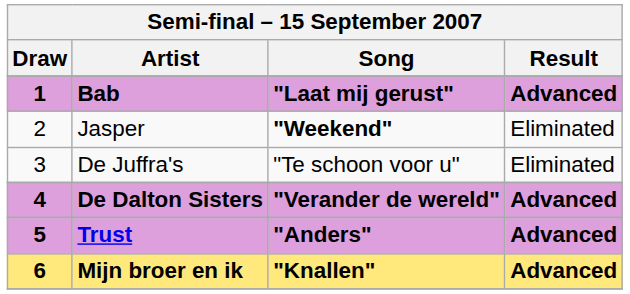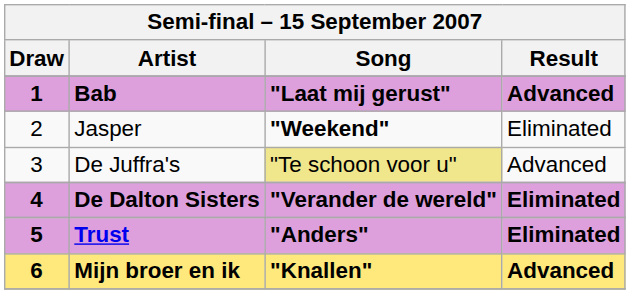(366, 164) no background -> (363, 164) khaki background
(563, 164) Eliminated -> (557, 164) Advanced
(564, 199) Advanced -> (564, 199) Eliminated
(564, 235) Advanced -> (564, 235) Eliminated
